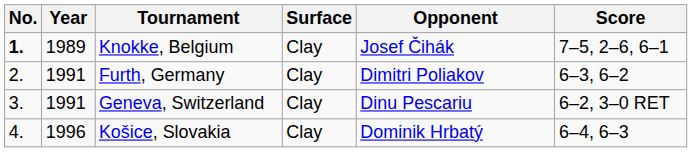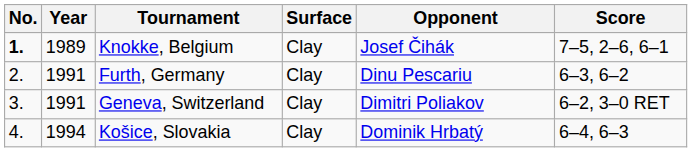(422, 75) Dimitri Poliakov -> (416, 75) Dinu Pescariu
(416, 103) Dinu Pescariu -> (422, 103) Dimitri Poliakov
(66, 132) 1996 -> (66, 132) 1994
